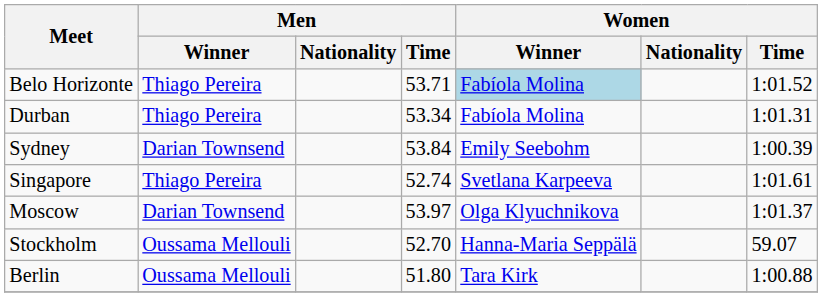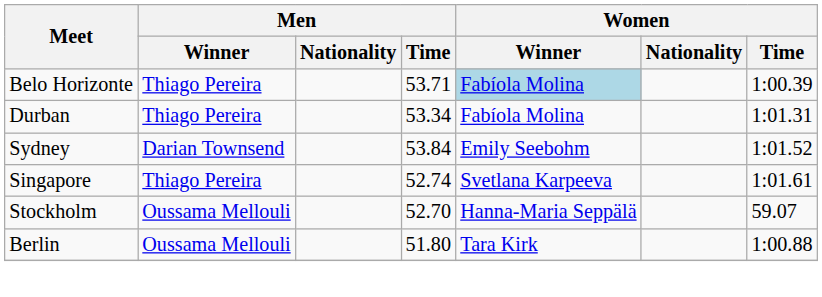(782, 84) 1:01.52 -> (782, 84) 1:00.39
(782, 148) 1:00.39 -> (782, 148) 1:01.52
- row: (44, 212)
